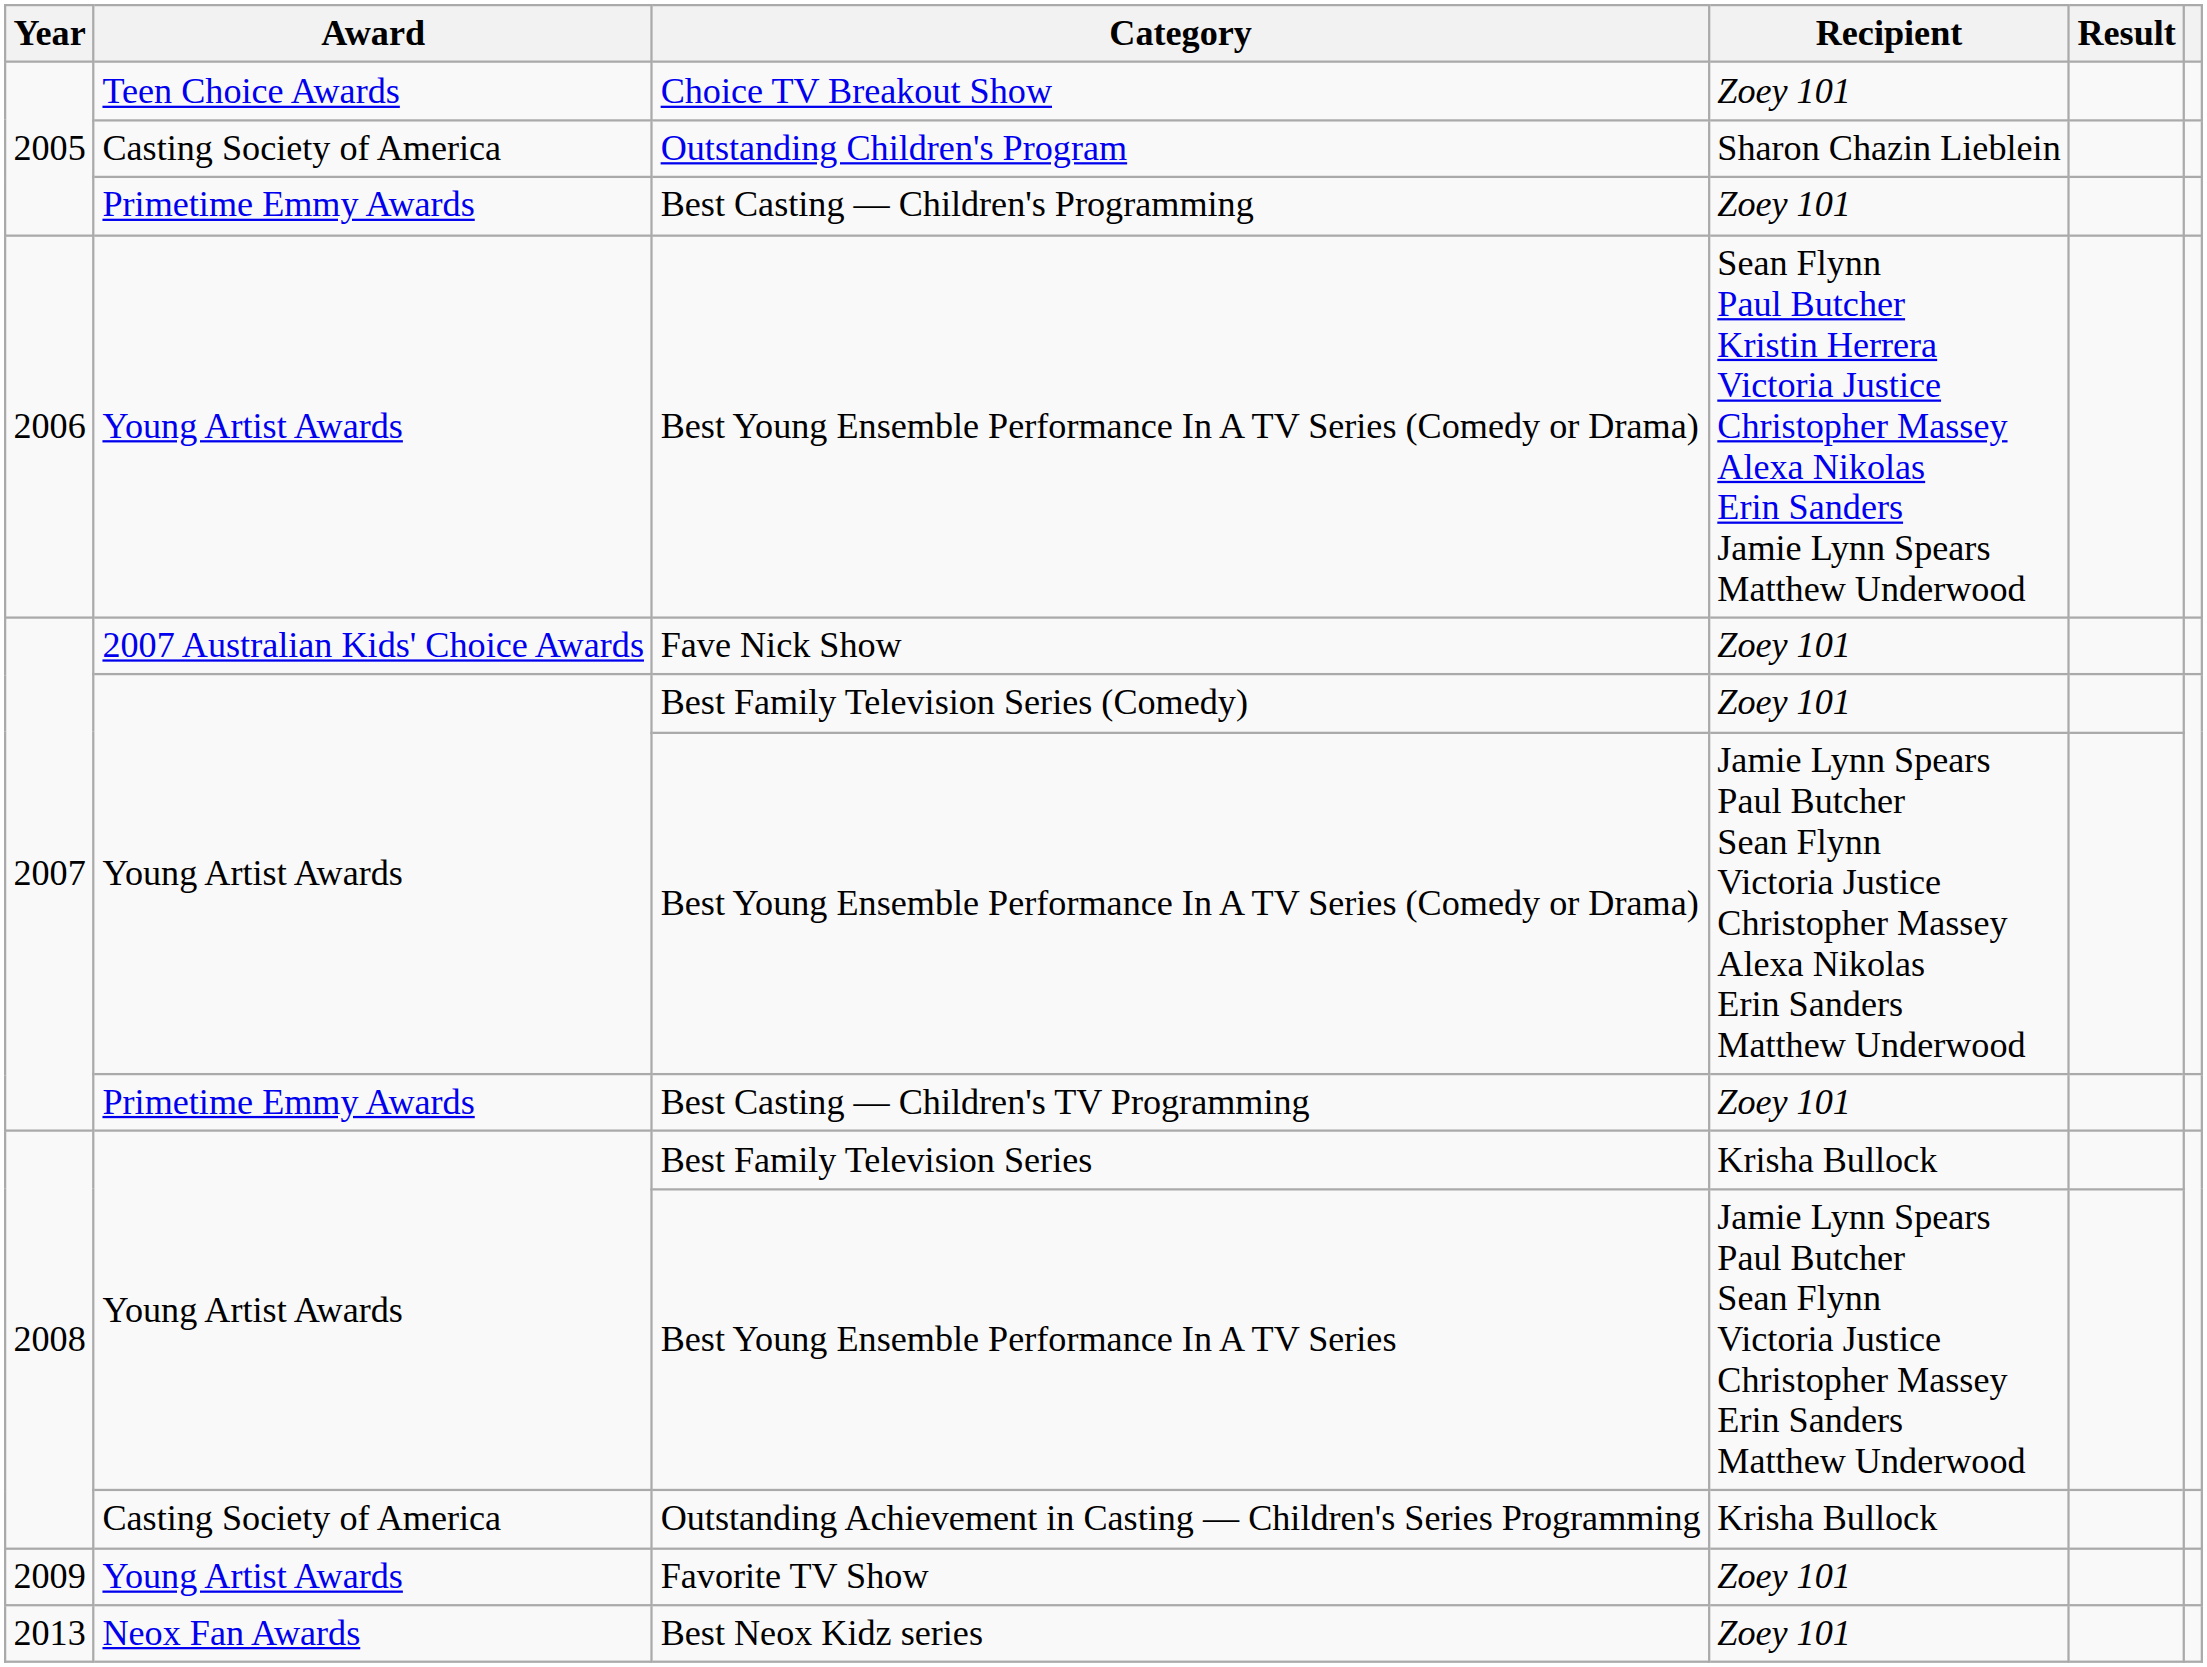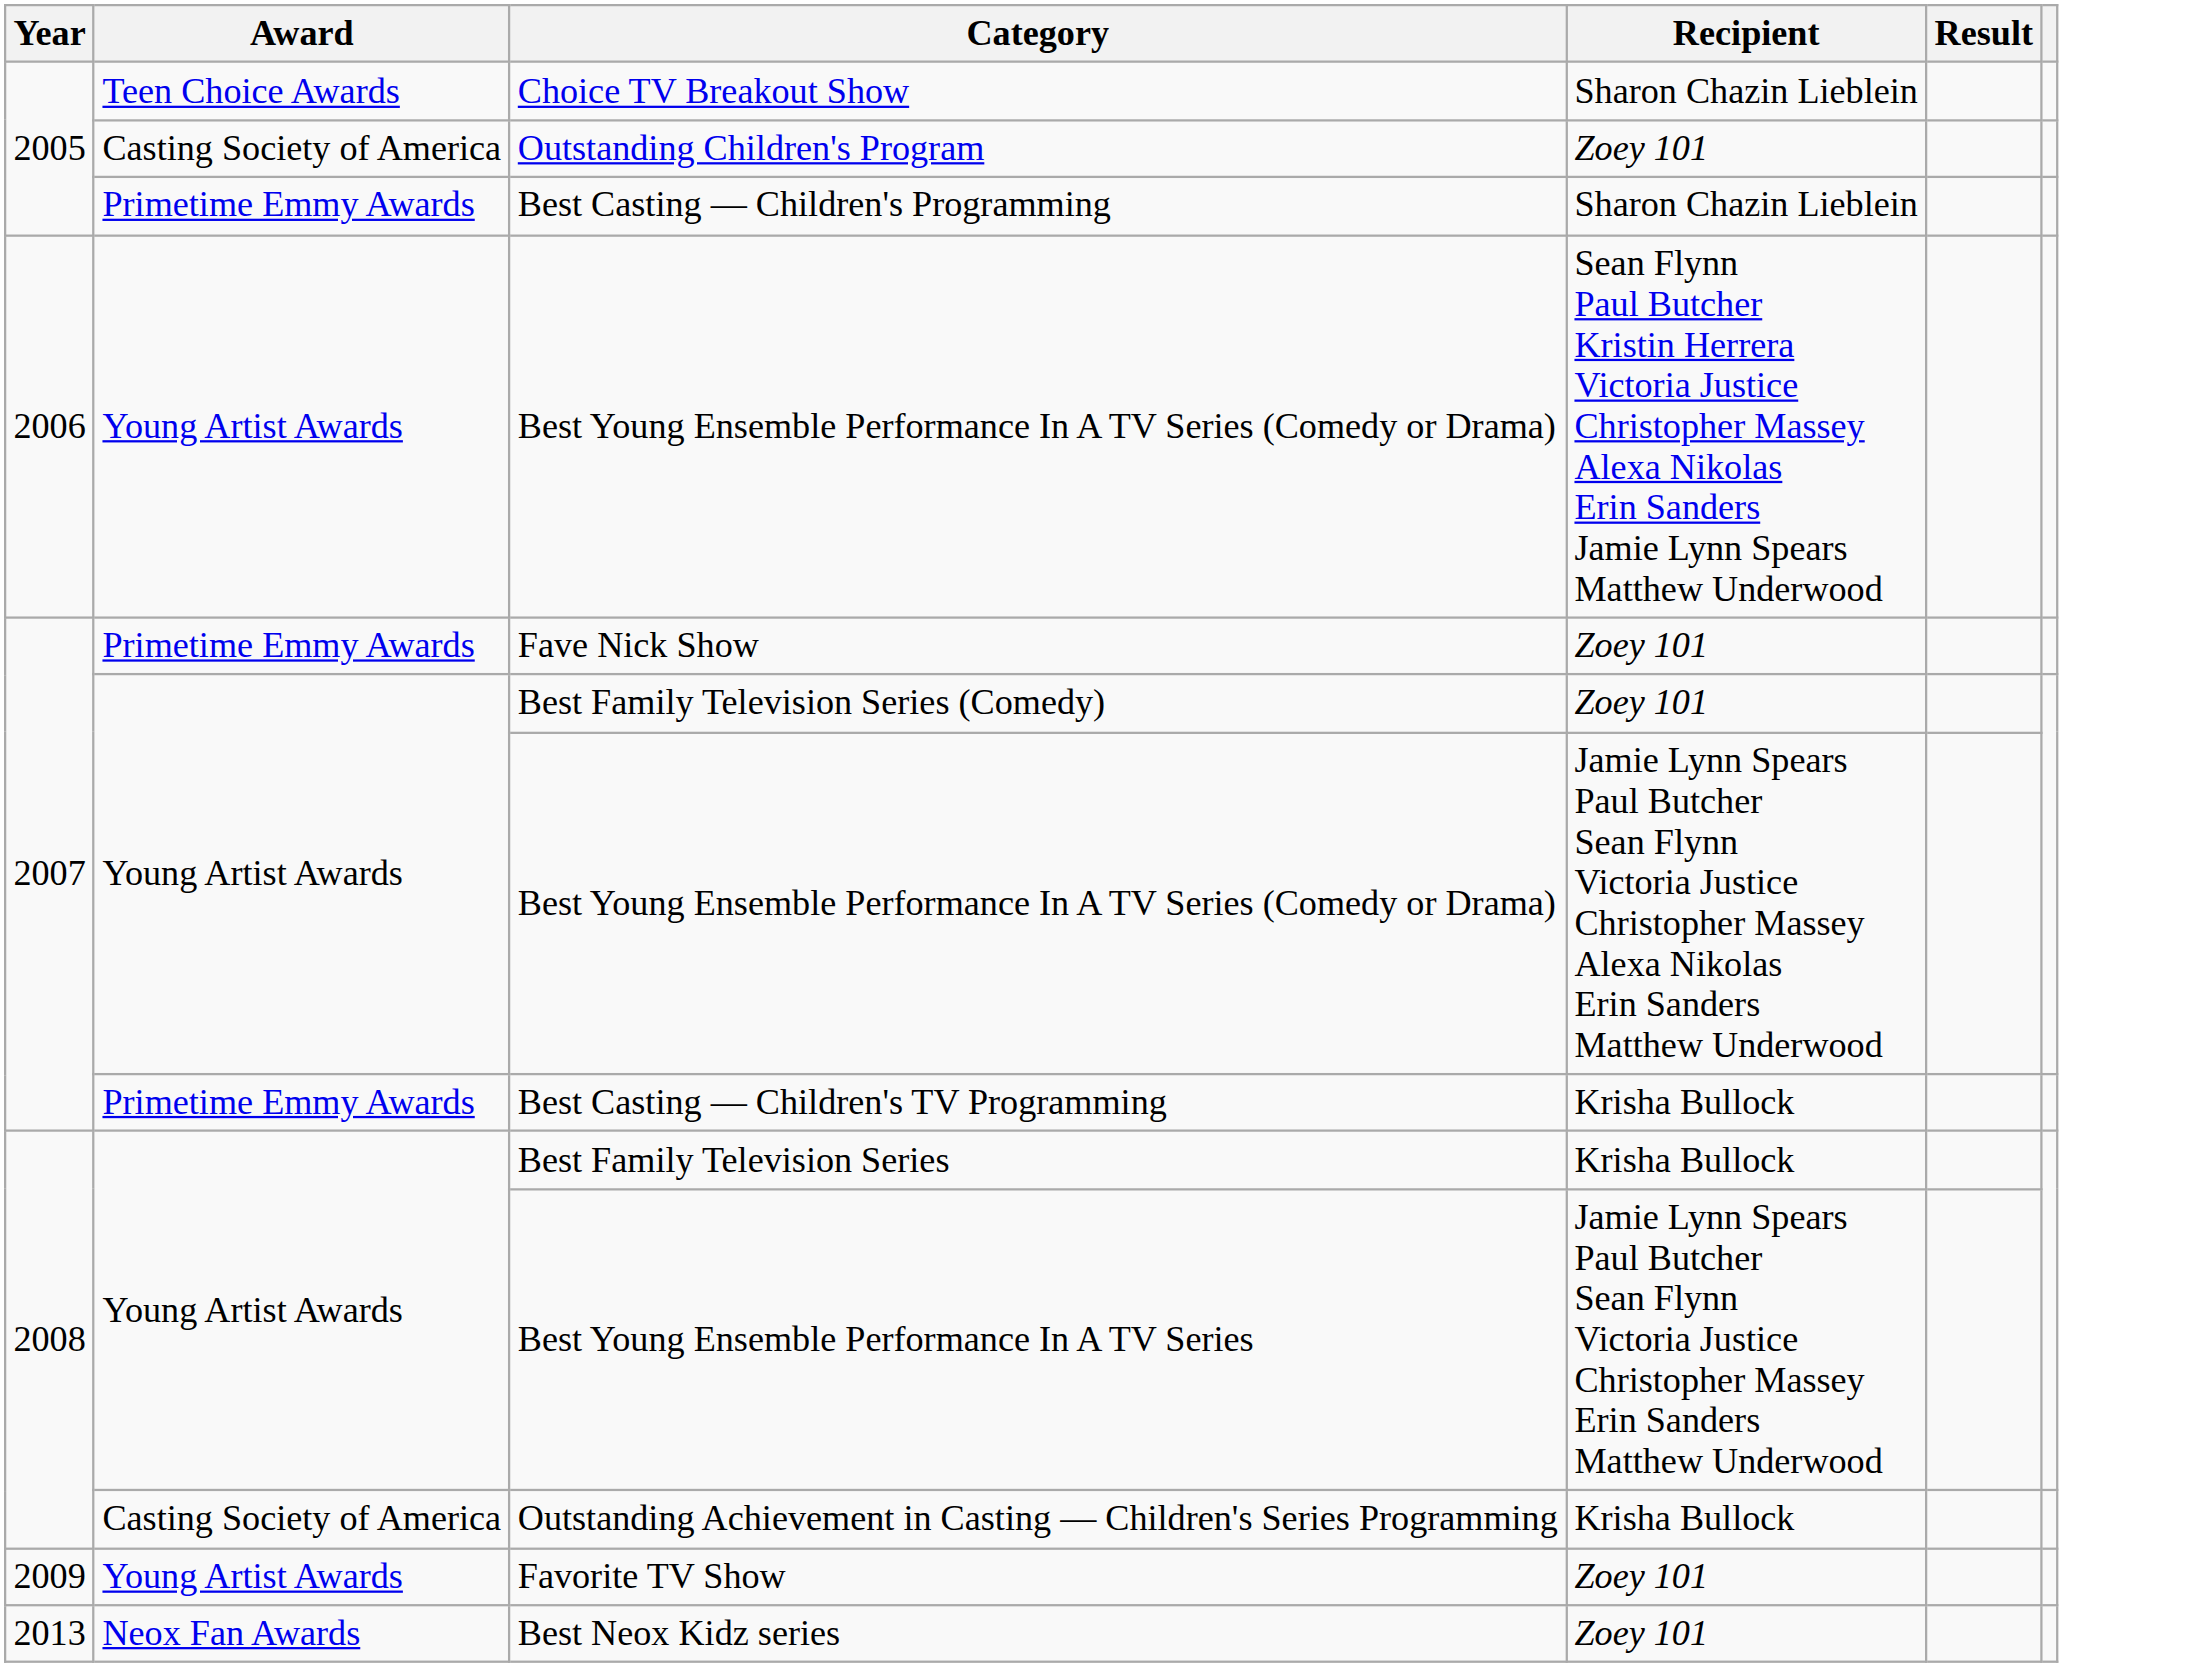(1784, 90) Zoey 101 -> (1746, 90) Sharon Chazin Lieblein
(1889, 147) Sharon Chazin Lieblein -> (1641, 147) Zoey 101
(1784, 205) Zoey 101 -> (1746, 205) Sharon Chazin Lieblein
(373, 645) 2007 Australian Kids' Choice Awards -> (289, 645) Primetime Emmy Awards
(1784, 1102) Zoey 101 -> (1684, 1102) Krisha Bullock
